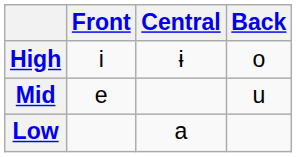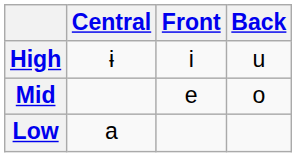columns swapped: (101, 22) <-> (181, 22)
(259, 59) o -> (259, 59) u
(259, 95) u -> (259, 95) o
